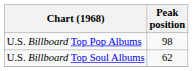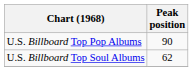(167, 41) 98 -> (167, 41) 90
